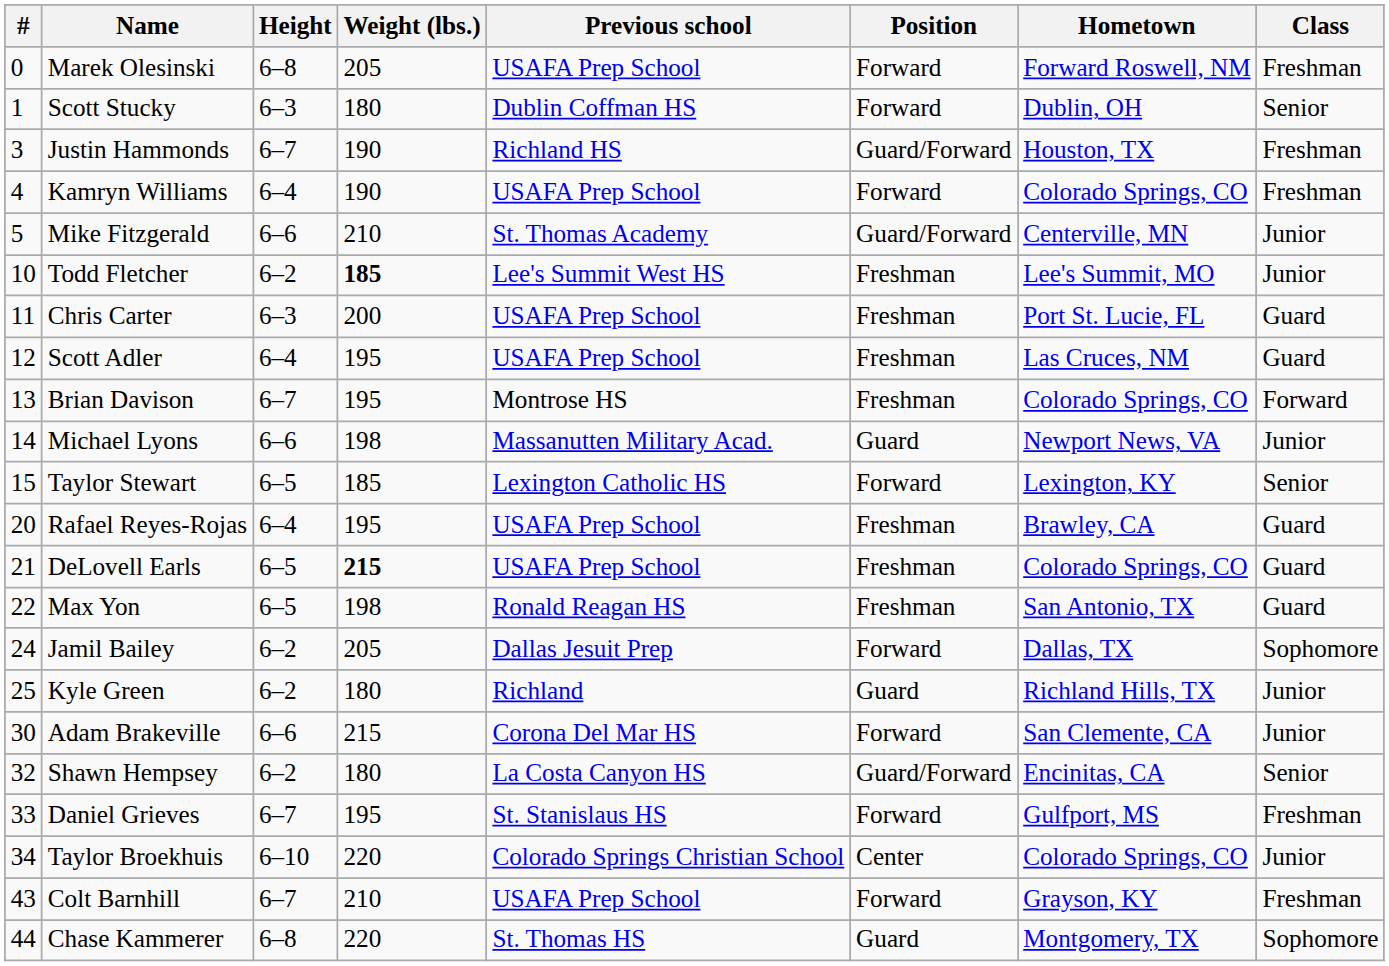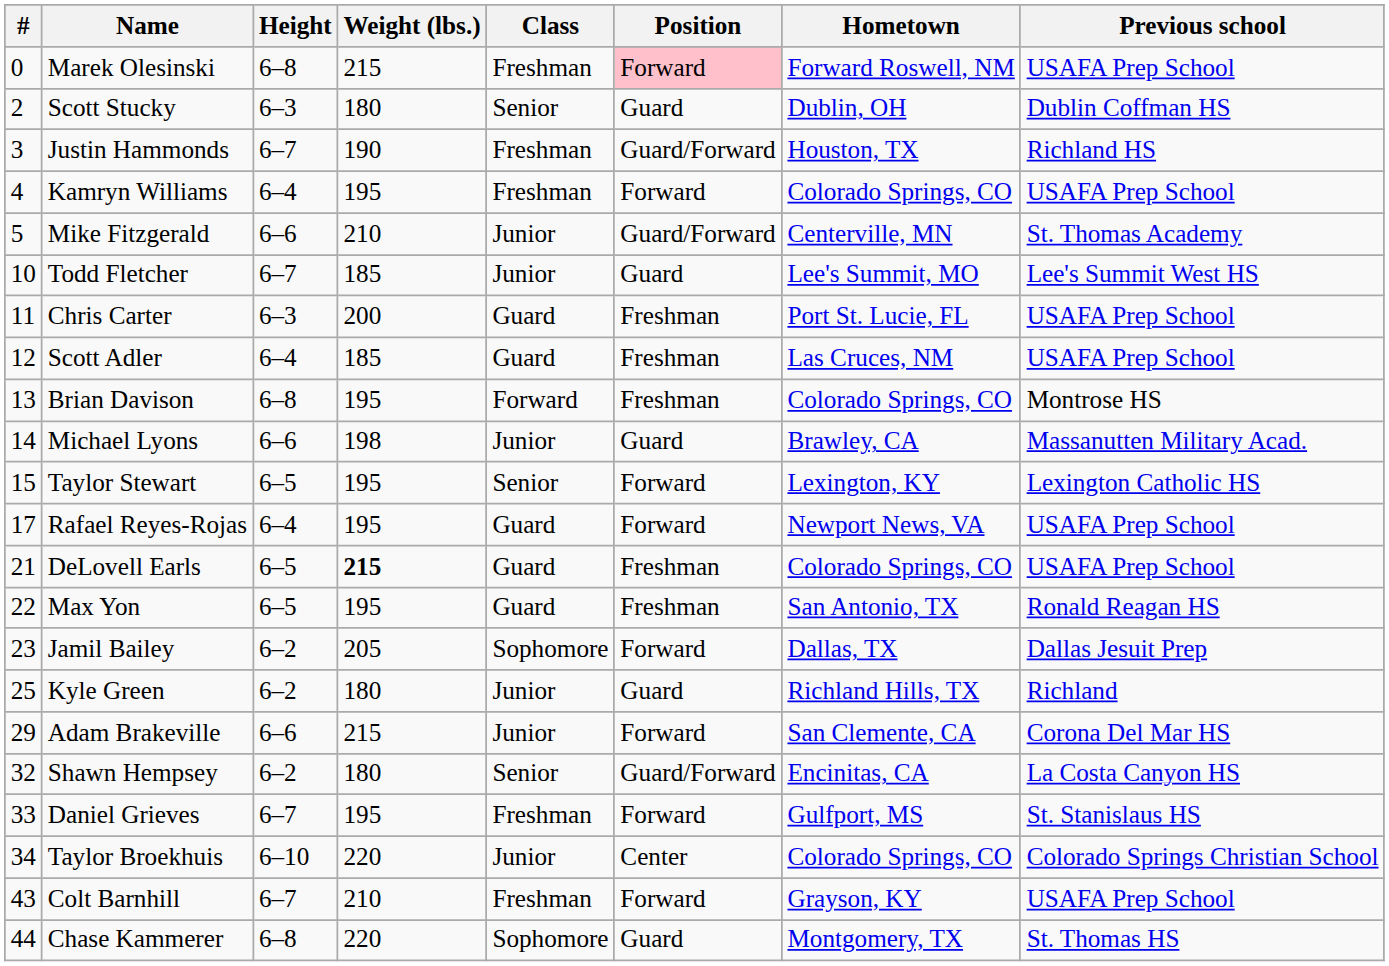columns swapped: (1320, 25) <-> (668, 25)
(362, 67) 205 -> (362, 67) 215
(899, 67) no background -> (663, 67) pink background
(17, 108) 1 -> (17, 108) 2
(899, 108) Forward -> (652, 108) Guard
(362, 191) 190 -> (362, 191) 195
(278, 275) 6–2 -> (278, 275) 6–7
(362, 275) bold -> (362, 275) normal
(906, 275) Freshman -> (652, 275) Guard
(362, 358) 195 -> (362, 358) 185
(278, 399) 6–7 -> (278, 399) 6–8
(1122, 441) Newport News, VA -> (853, 441) Brawley, CA
(362, 482) 185 -> (362, 482) 195
(23, 524) 20 -> (23, 524) 17
(906, 524) Freshman -> (663, 524) Forward
(1089, 524) Brawley, CA -> (886, 524) Newport News, VA
(362, 607) 198 -> (362, 607) 195
(23, 649) 24 -> (23, 649) 23
(23, 732) 30 -> (23, 732) 29
